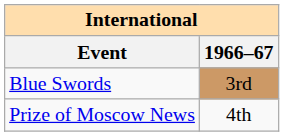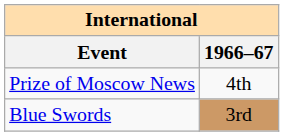rows swapped: (60, 83) <-> (102, 114)
